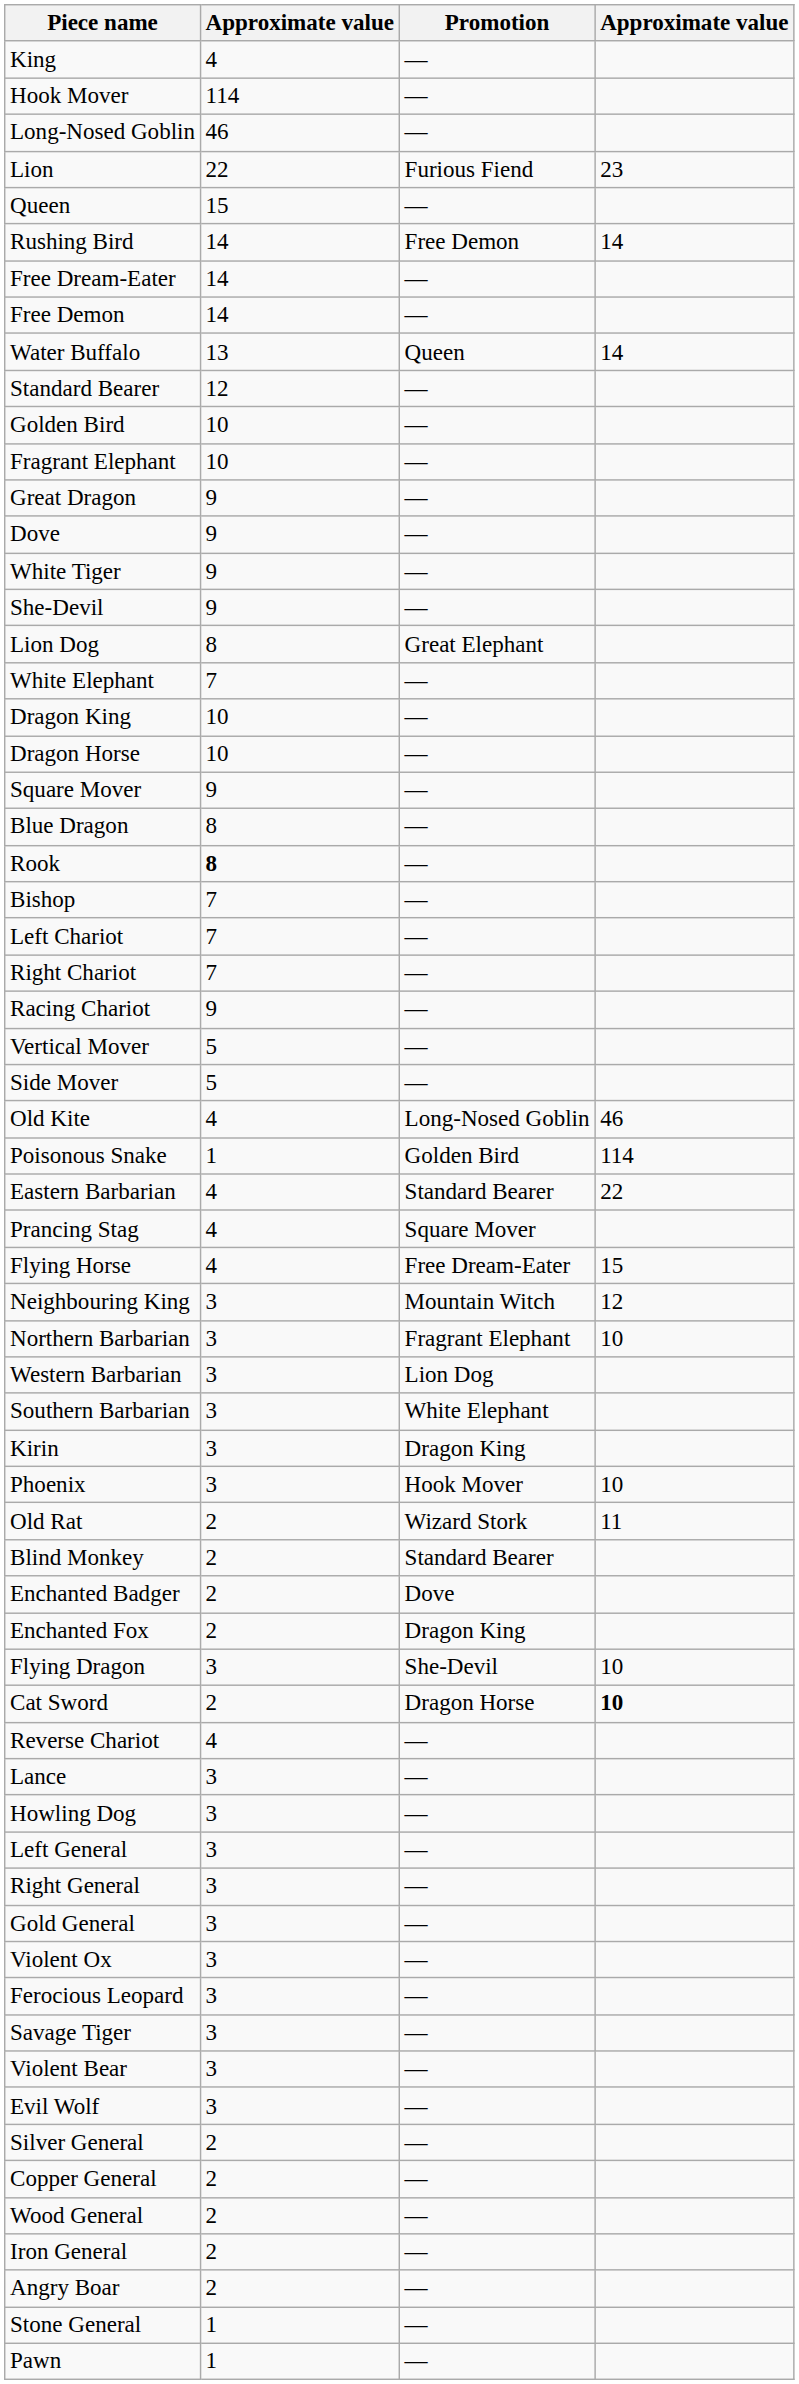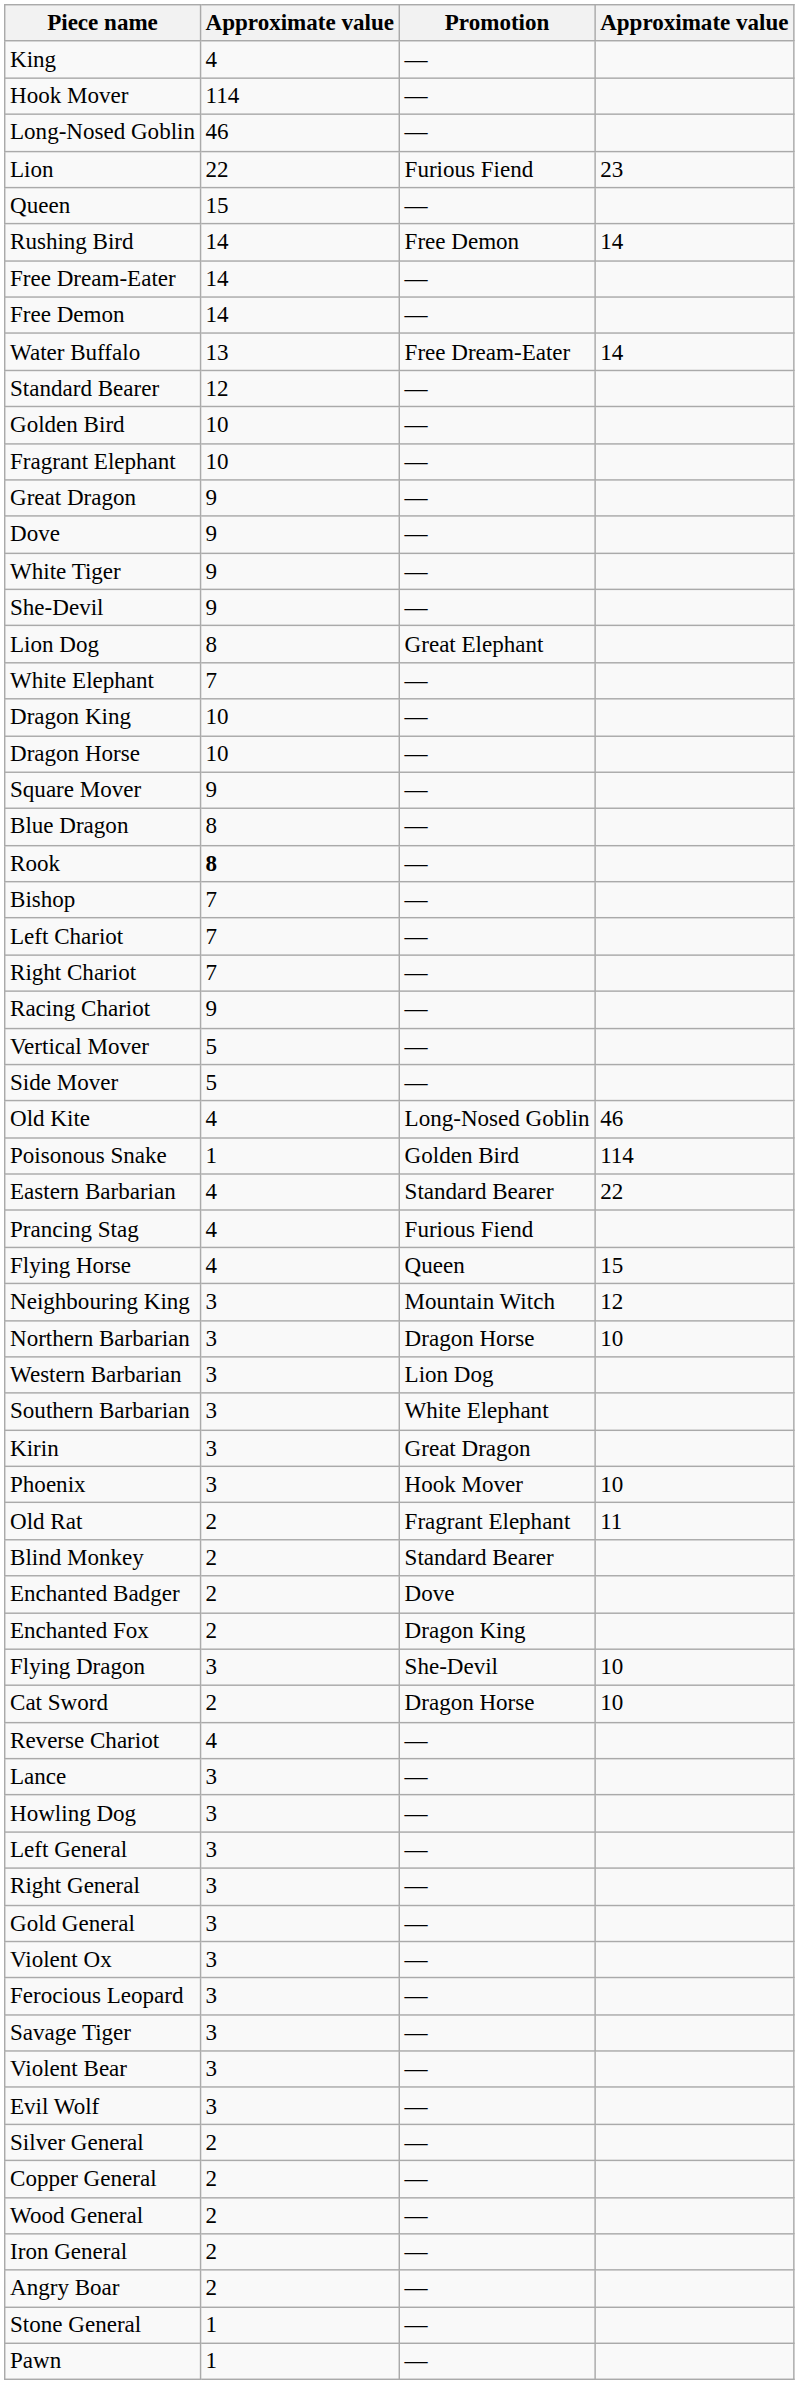(435, 351) Queen -> (487, 351) Free Dream-Eater
(470, 1228) Square Mover -> (469, 1228) Furious Fiend
(487, 1265) Free Dream-Eater -> (435, 1265) Queen
(487, 1338) Fragrant Elephant -> (470, 1338) Dragon Horse
(465, 1447) Dragon King -> (468, 1447) Great Dragon
(466, 1520) Wizard Stork -> (487, 1520) Fragrant Elephant
(612, 1703) bold -> (612, 1703) normal
